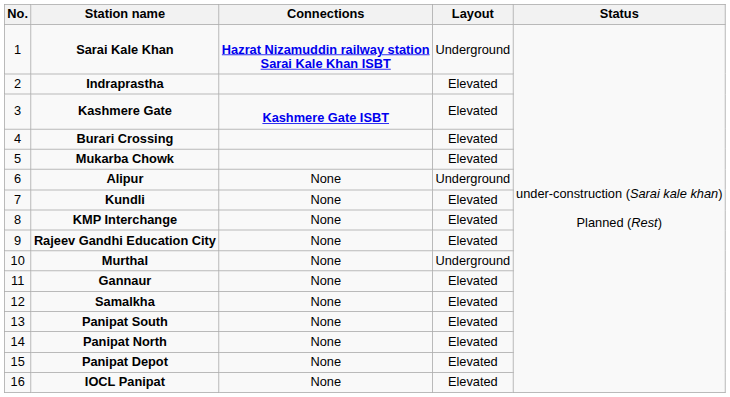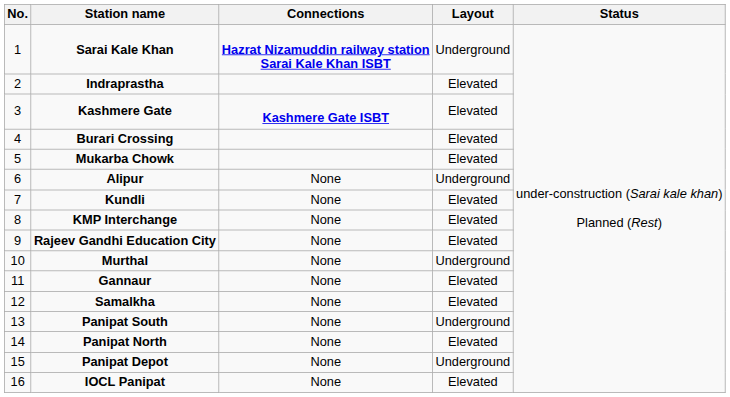(473, 321) Elevated -> (473, 321) Underground
(473, 362) Elevated -> (473, 362) Underground
